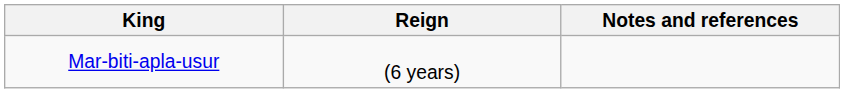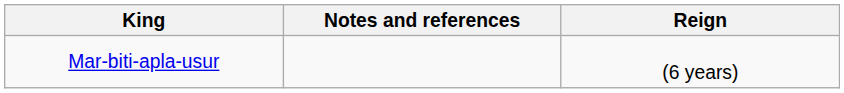columns swapped: (422, 20) <-> (700, 20)
